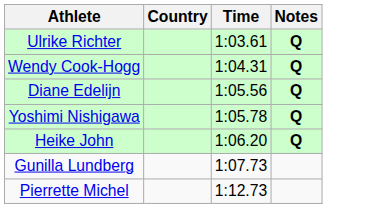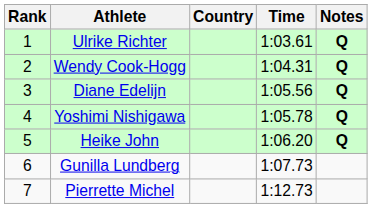+ column: (27, 16)
